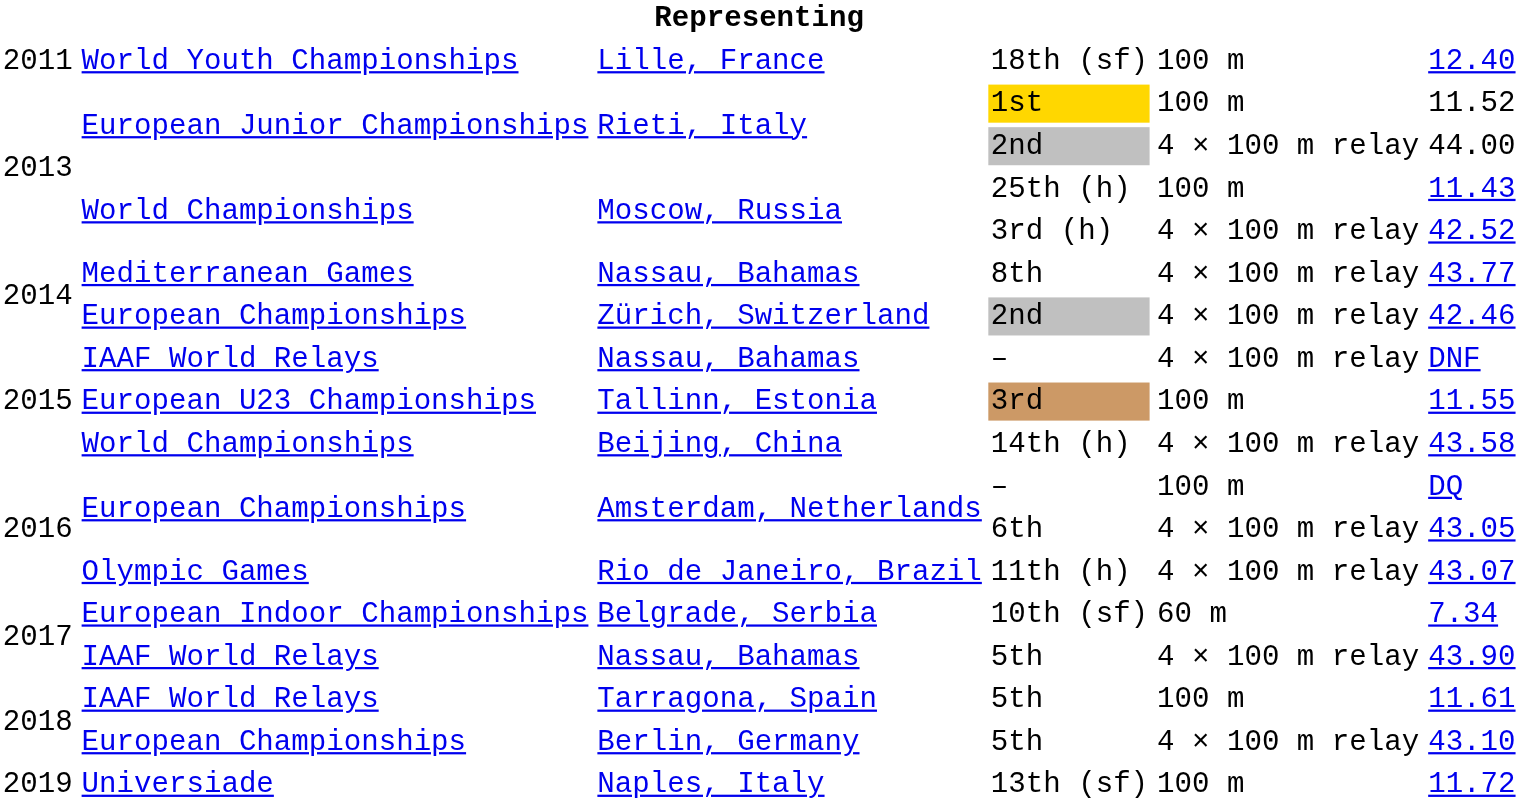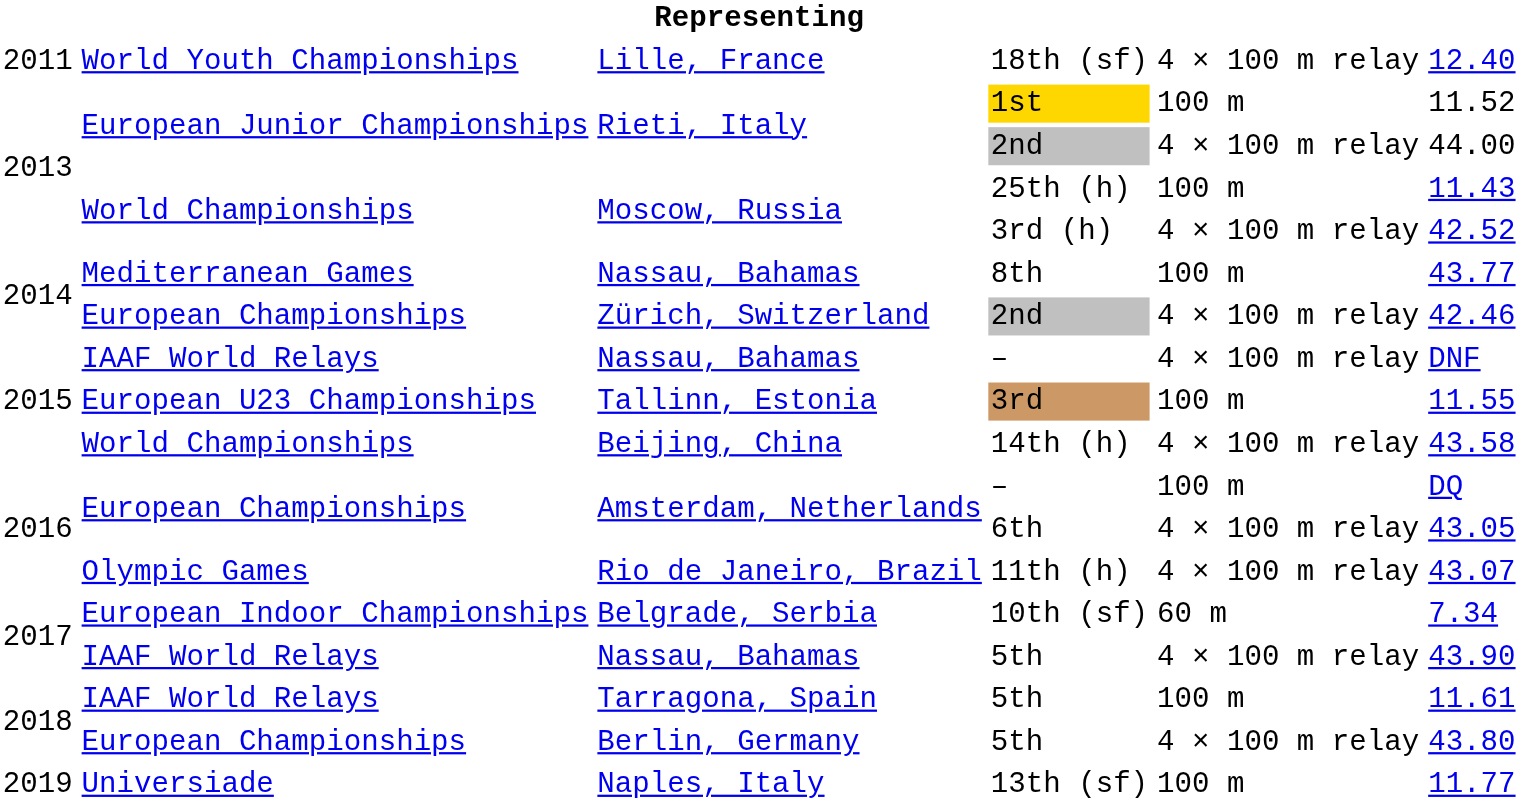(1201, 61) 100 m -> (1288, 61) 4 × 100 m relay
(1288, 274) 4 × 100 m relay -> (1201, 274) 100 m
(1472, 742) 43.10 -> (1472, 742) 43.80
(1472, 785) 11.72 -> (1472, 785) 11.77
